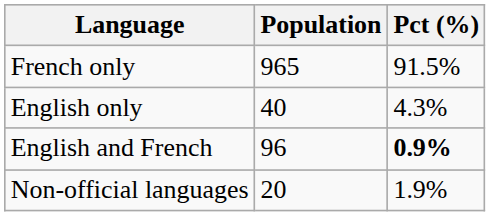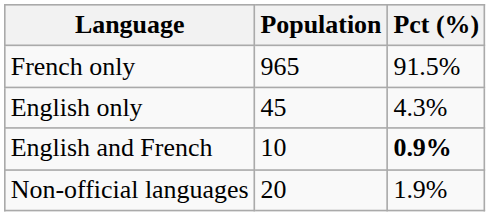(273, 107) 40 -> (273, 107) 45
(273, 148) 96 -> (273, 148) 10
